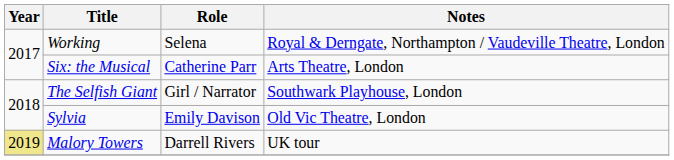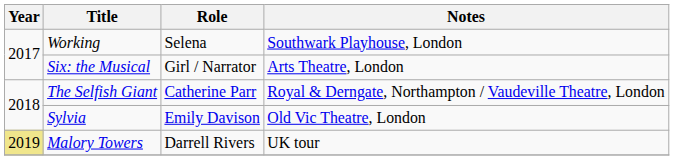(466, 42) Royal & Derngate, Northampton / Vaudeville Theatre, London -> (365, 42) Southwark Playhouse, London
(210, 67) Catherine Parr -> (210, 67) Girl / Narrator
(210, 92) Girl / Narrator -> (210, 92) Catherine Parr
(365, 92) Southwark Playhouse, London -> (466, 92) Royal & Derngate, Northampton / Vaudeville Theatre, London
